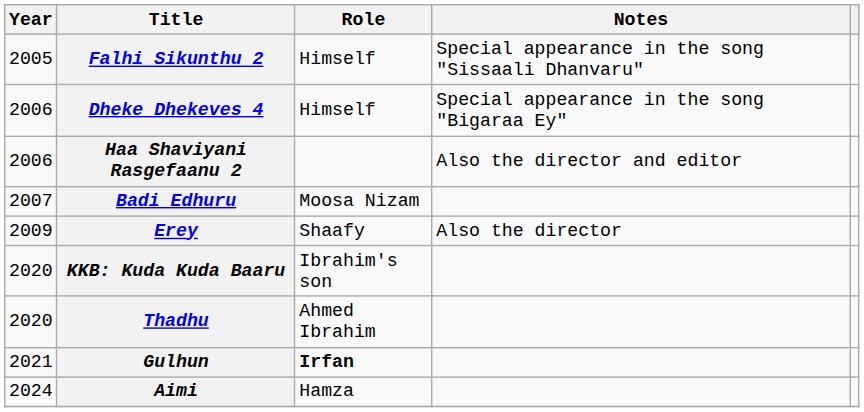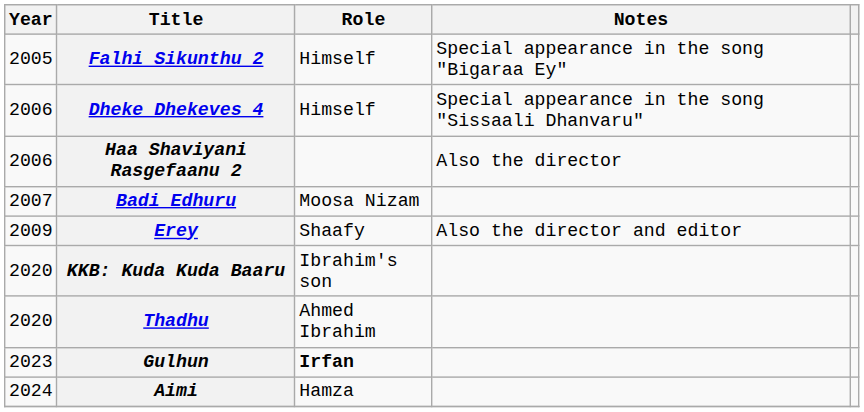(600, 60) Special appearance in the song "Sissaali Dhanvaru" -> (600, 60) Special appearance in the song "Bigaraa Ey"
(600, 110) Special appearance in the song "Bigaraa Ey" -> (600, 110) Special appearance in the song "Sissaali Dhanvaru"
(589, 161) Also the director and editor -> (529, 161) Also the director
(529, 231) Also the director -> (589, 231) Also the director and editor
(31, 362) 2021 -> (31, 362) 2023
